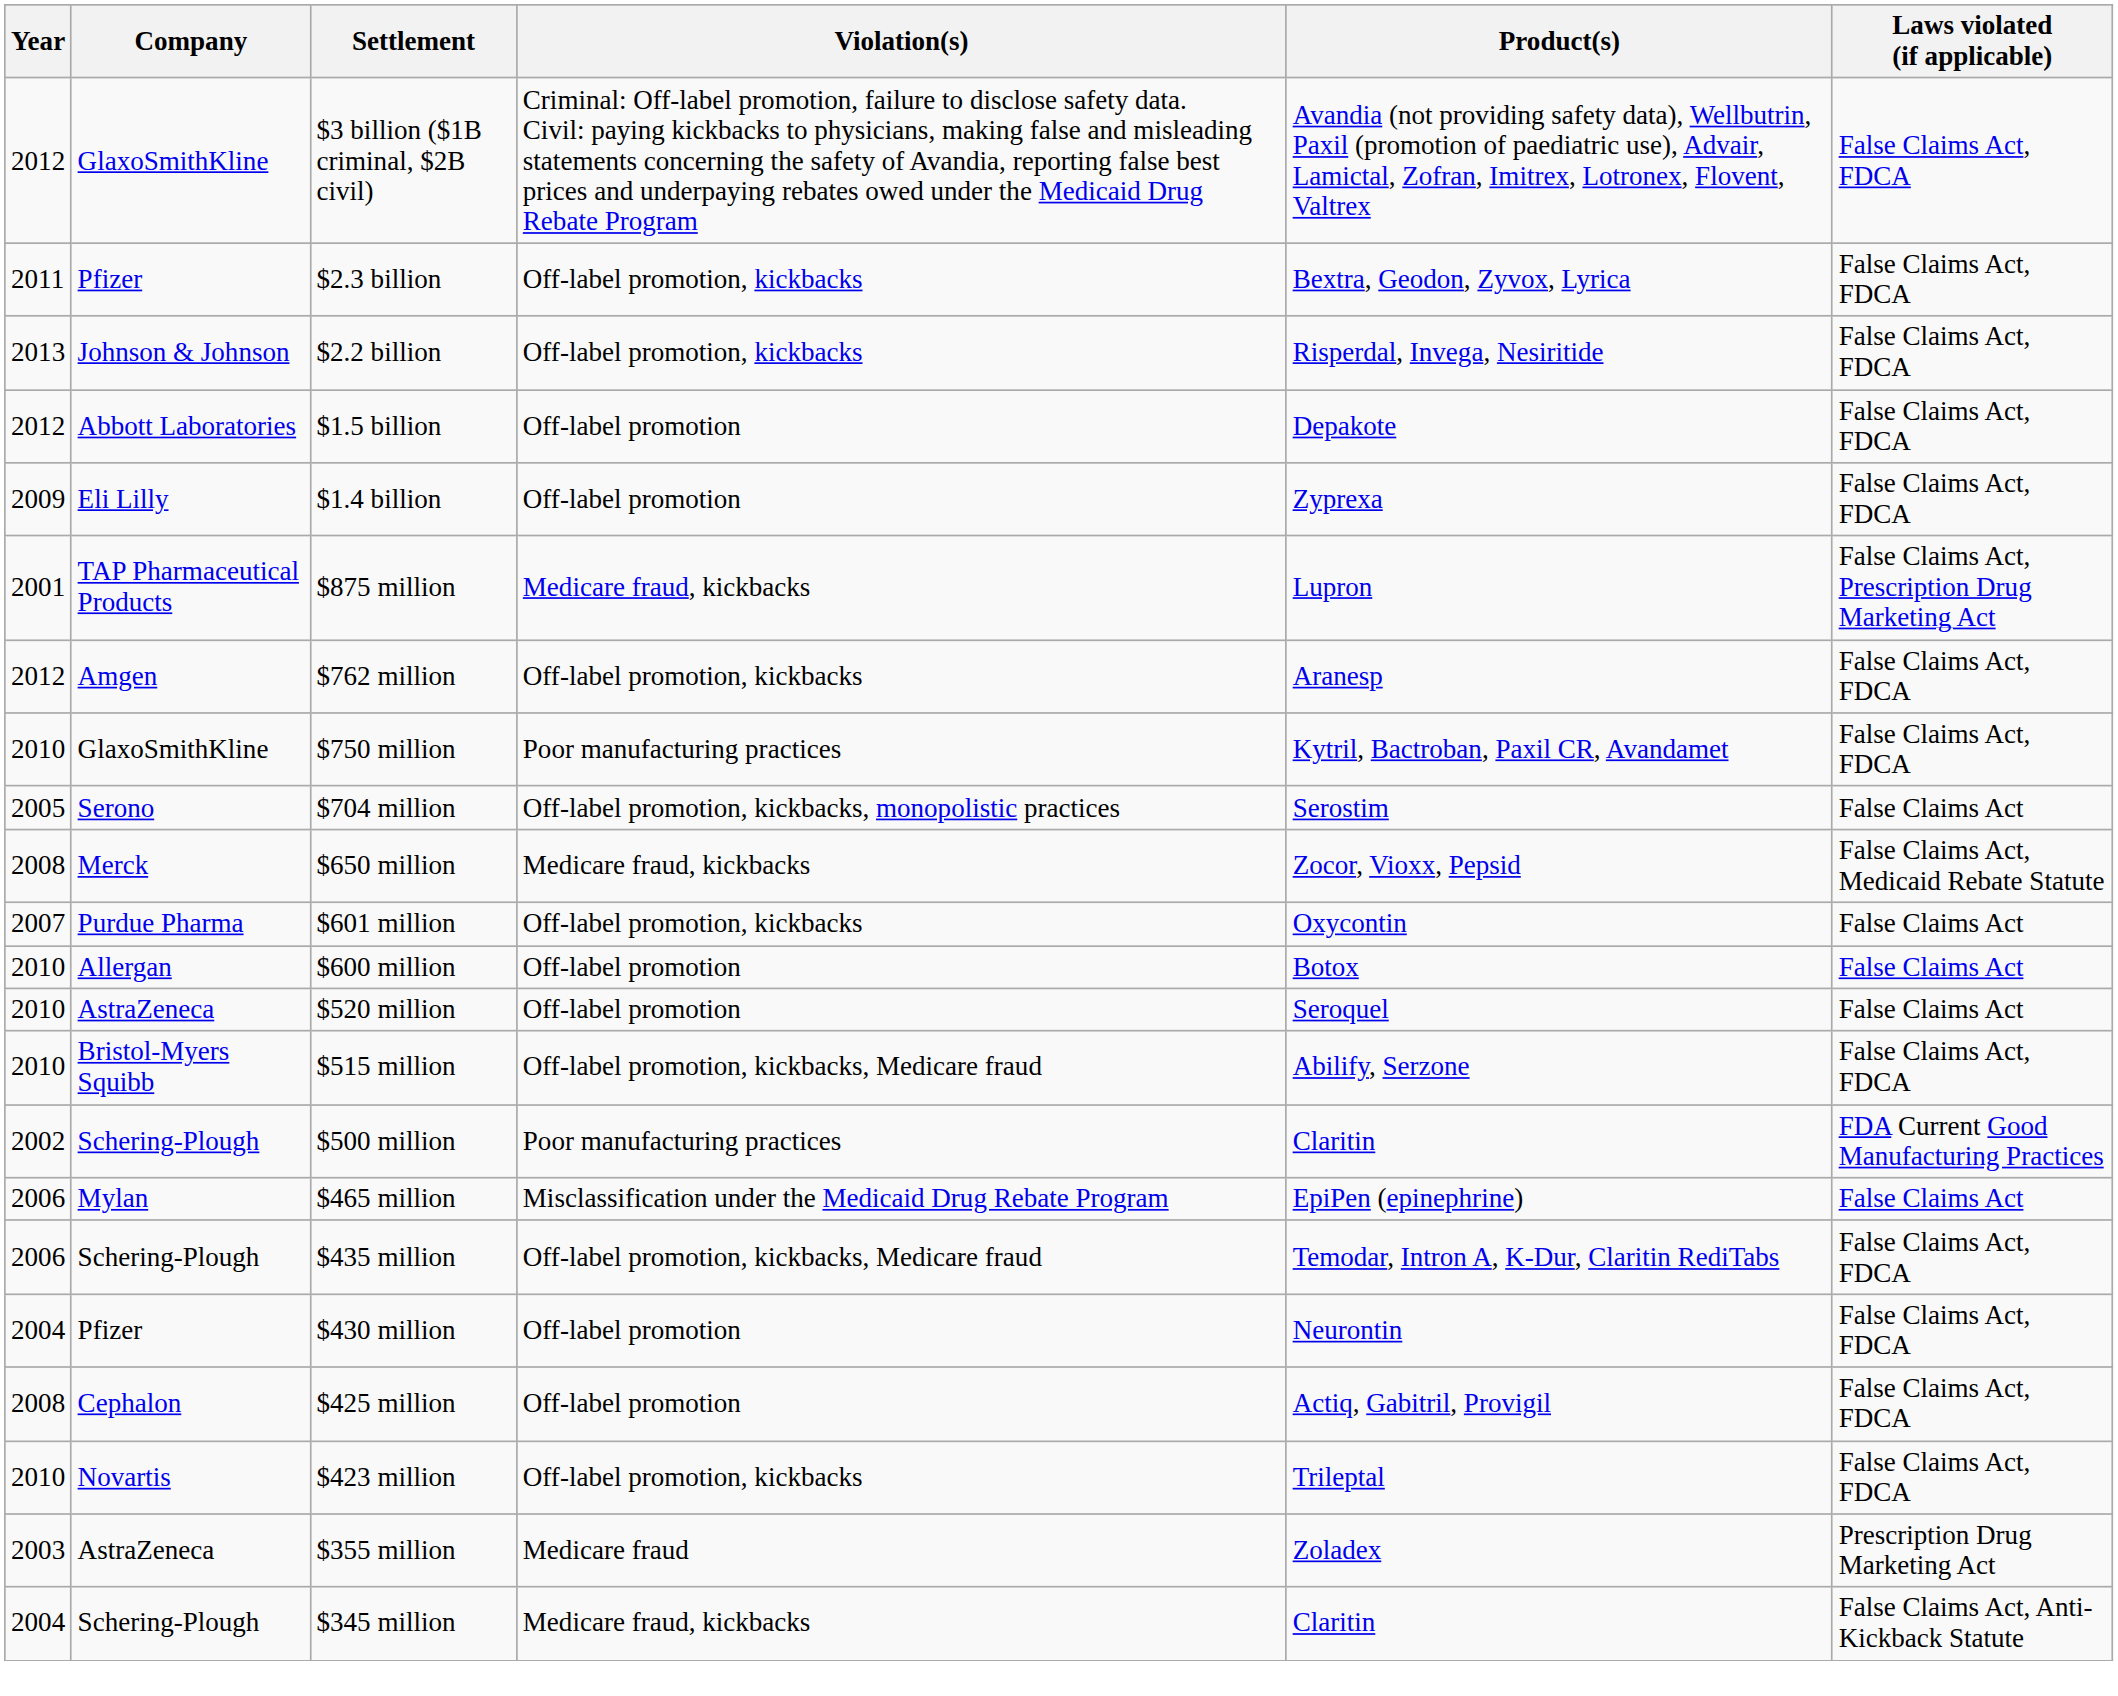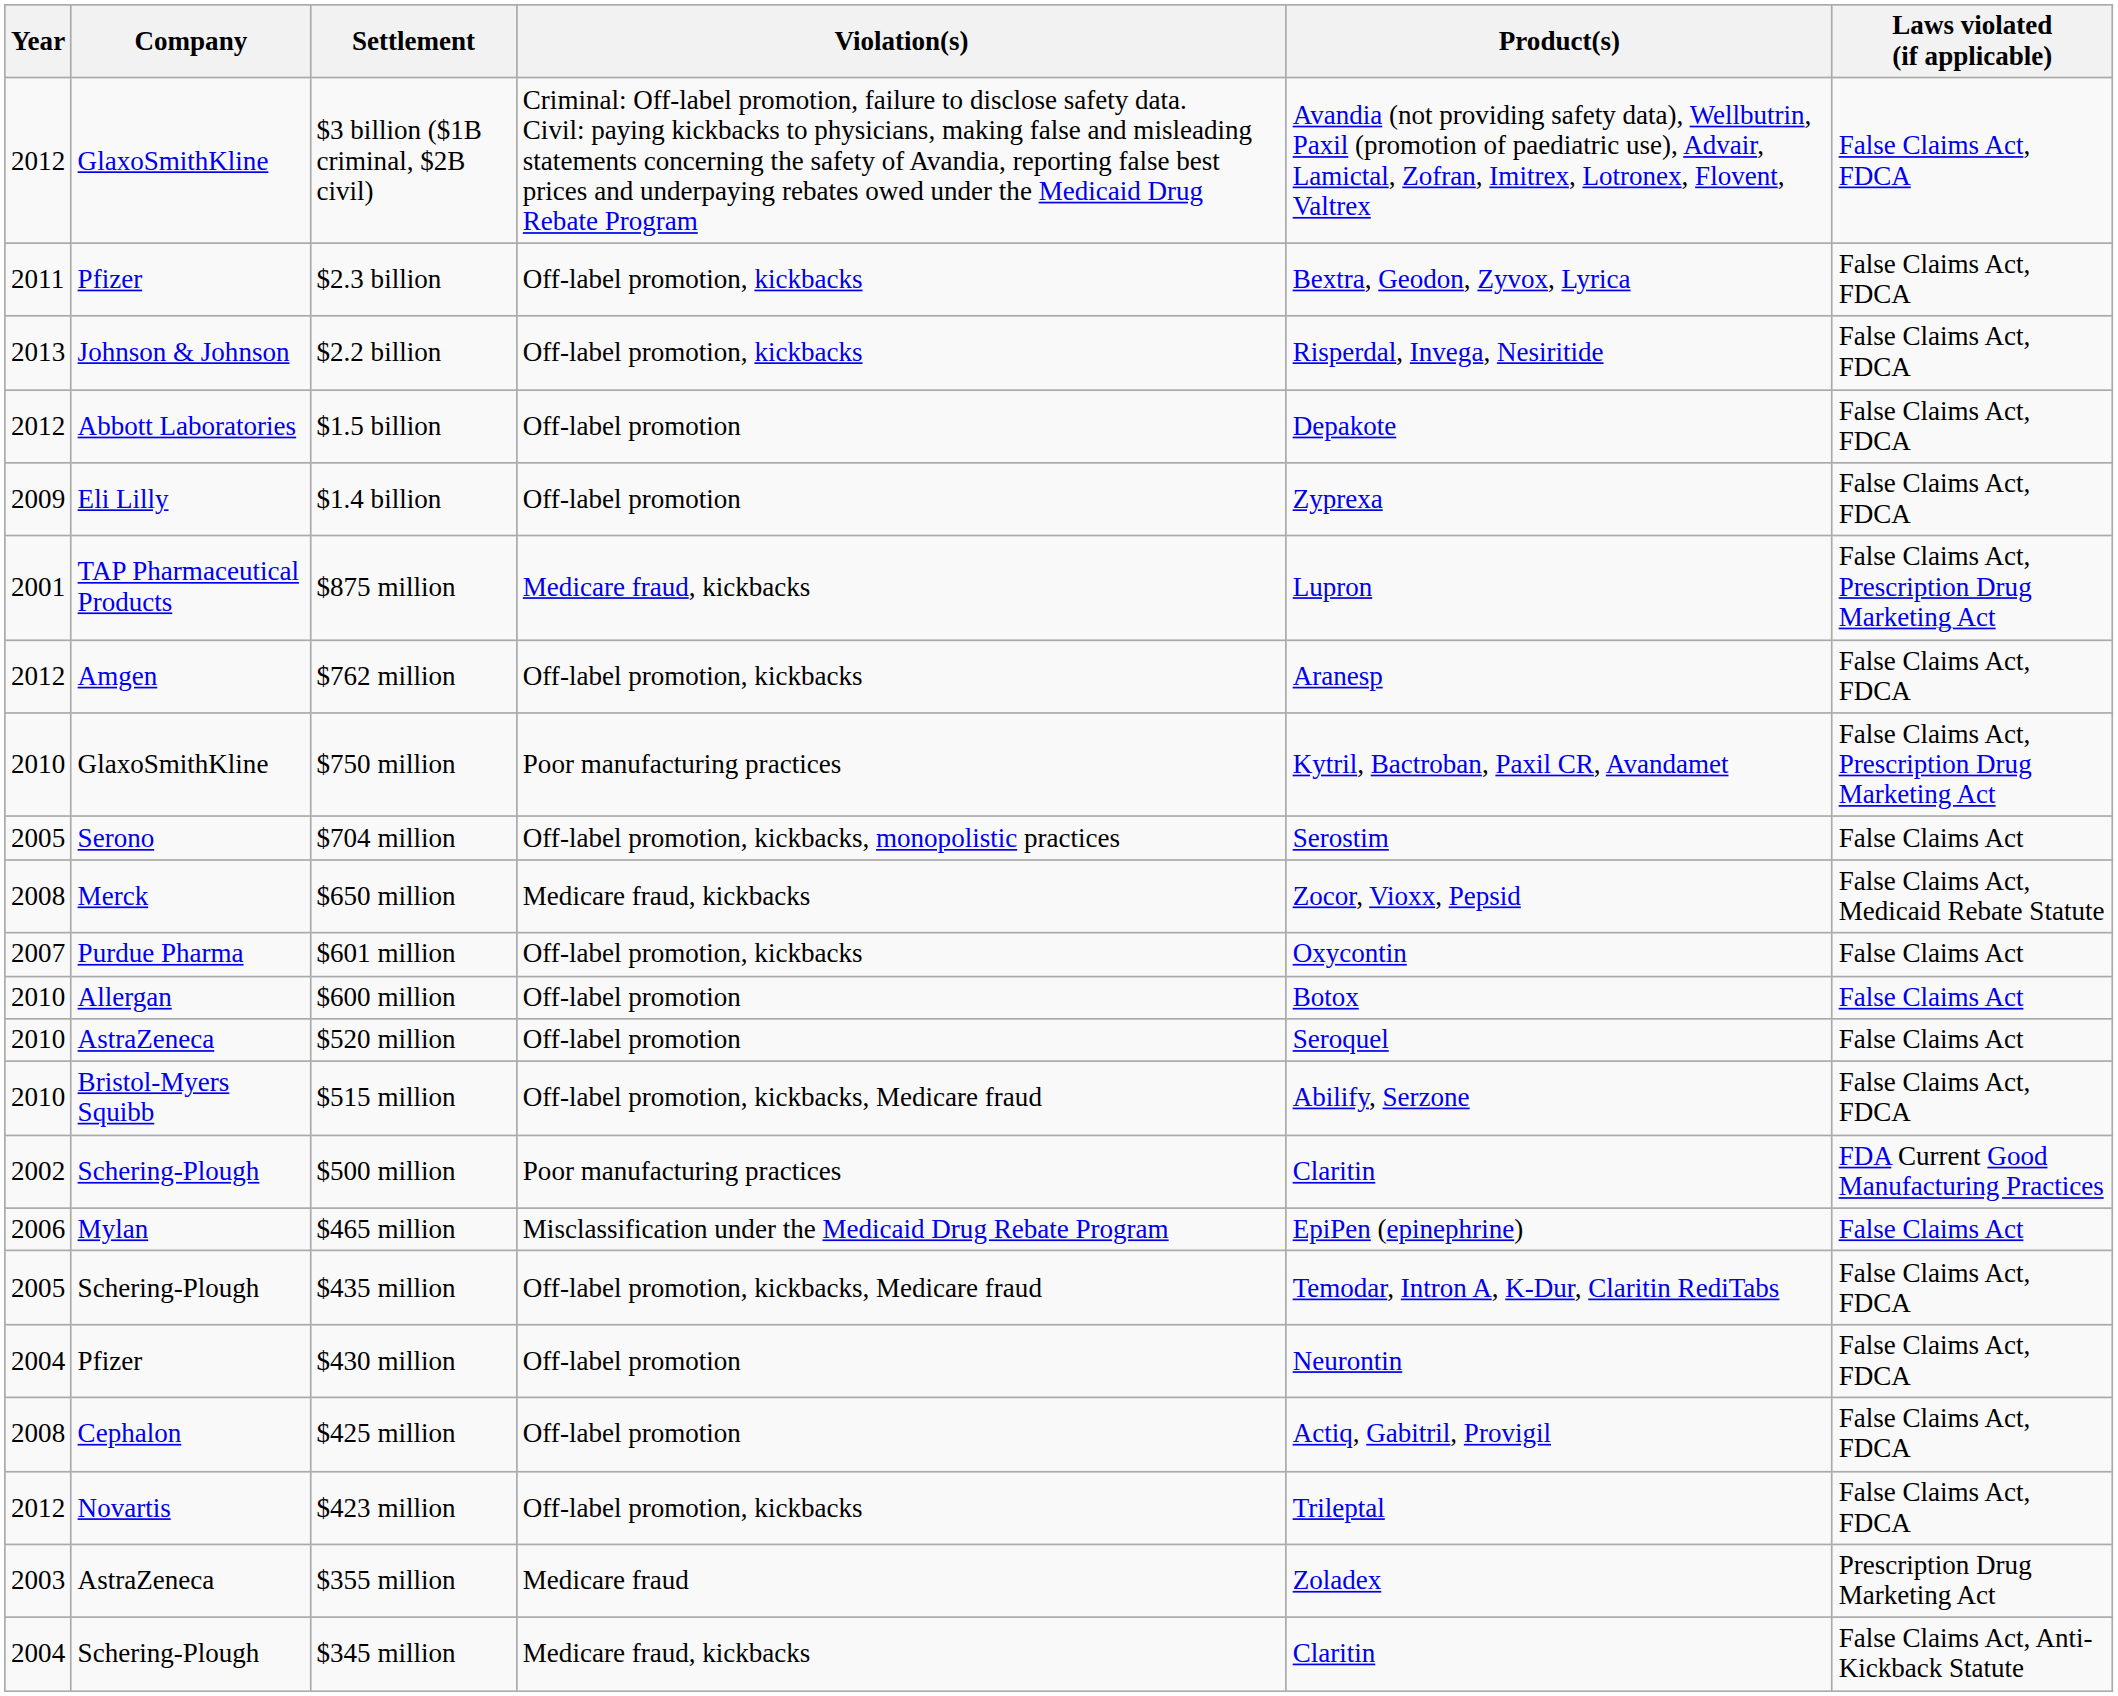(1934, 749) False Claims Act, FDCA -> (1935, 764) False Claims Act, Prescription Drug Marketing Act
(38, 1256) 2006 -> (38, 1287) 2005
(38, 1476) 2010 -> (38, 1507) 2012
